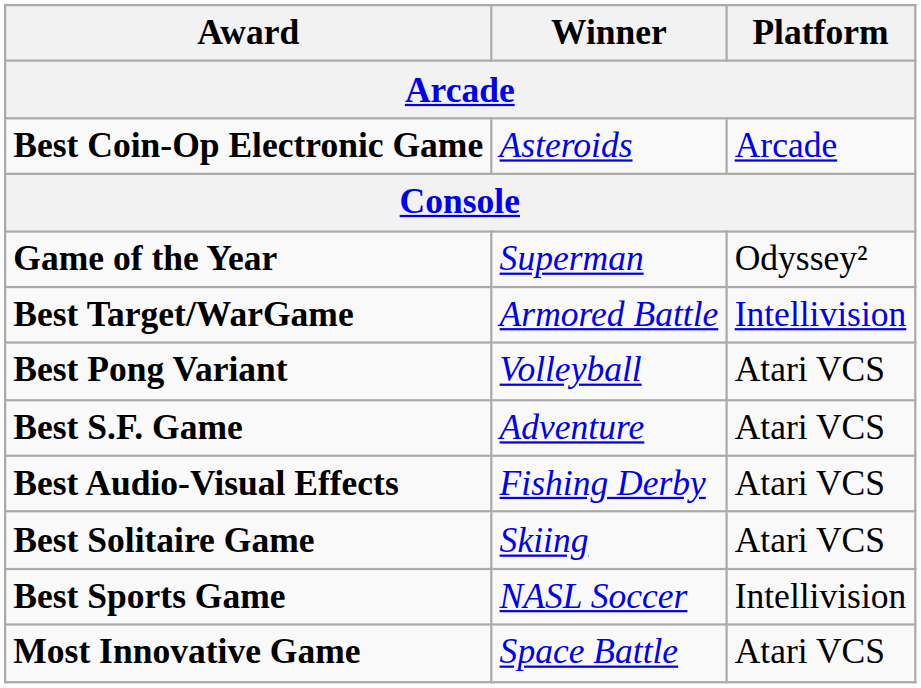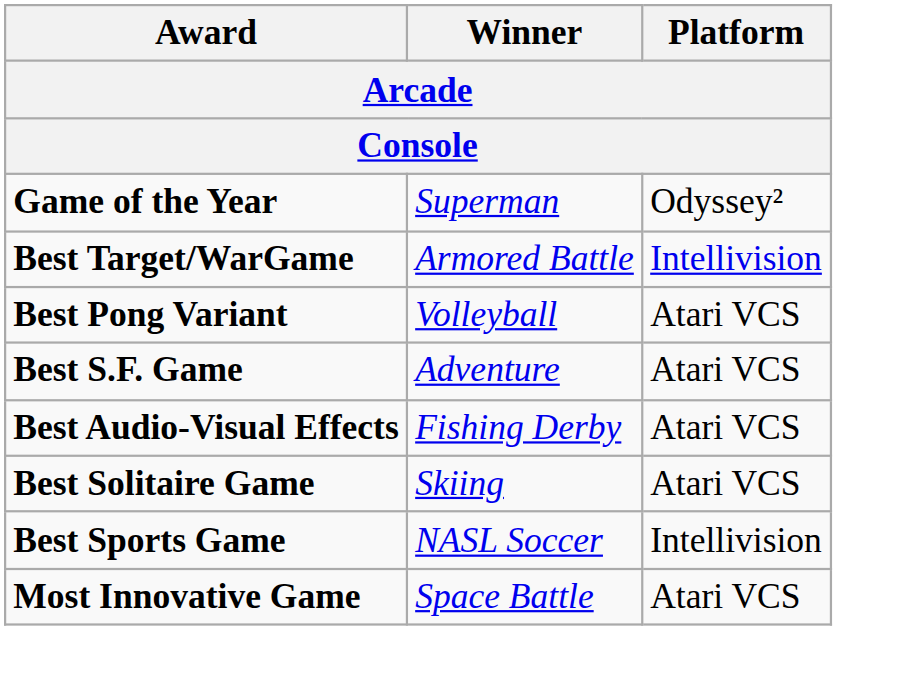- row: (248, 145)
